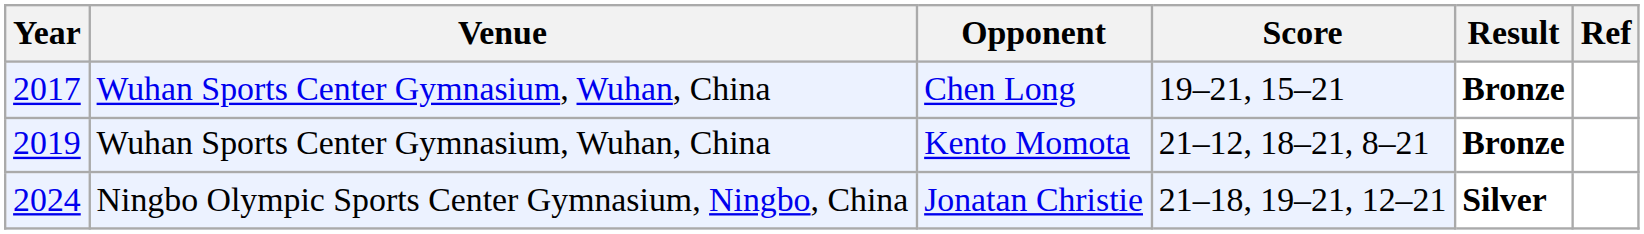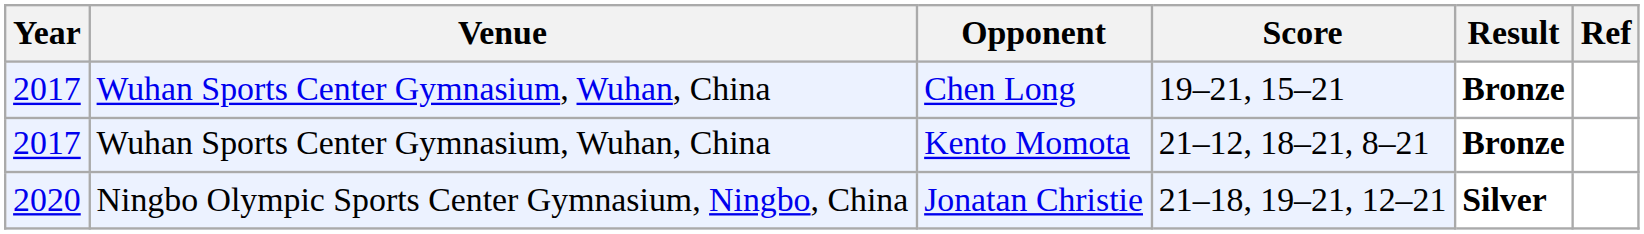(47, 144) 2019 -> (47, 144) 2017
(47, 200) 2024 -> (47, 200) 2020
